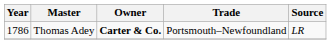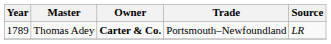(18, 30) 1786 -> (18, 30) 1789
